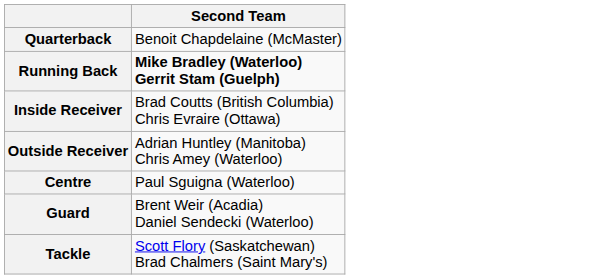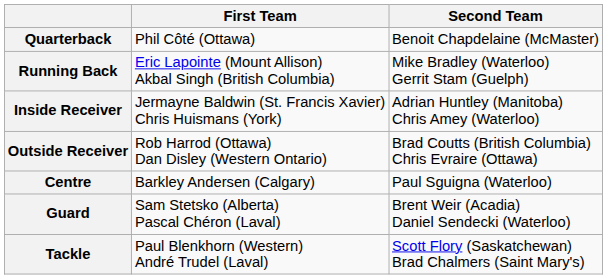+ column: (260, 16)
(218, 71) bold -> (471, 71) normal
(234, 111) Brad Coutts (British Columbia) Chris Evraire (Ottawa) -> (478, 111) Adrian Huntley (Manitoba) Chris Amey (Waterloo)
(220, 150) Adrian Huntley (Manitoba) Chris Amey (Waterloo) -> (491, 150) Brad Coutts (British Columbia) Chris Evraire (Ottawa)
